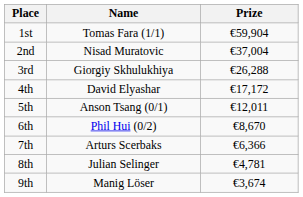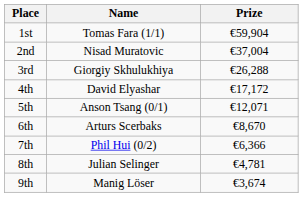(249, 107) €12,011 -> (249, 107) €12,071
(124, 126) Phil Hui (0/2) -> (124, 126) Arturs Scerbaks
(124, 145) Arturs Scerbaks -> (124, 145) Phil Hui (0/2)
